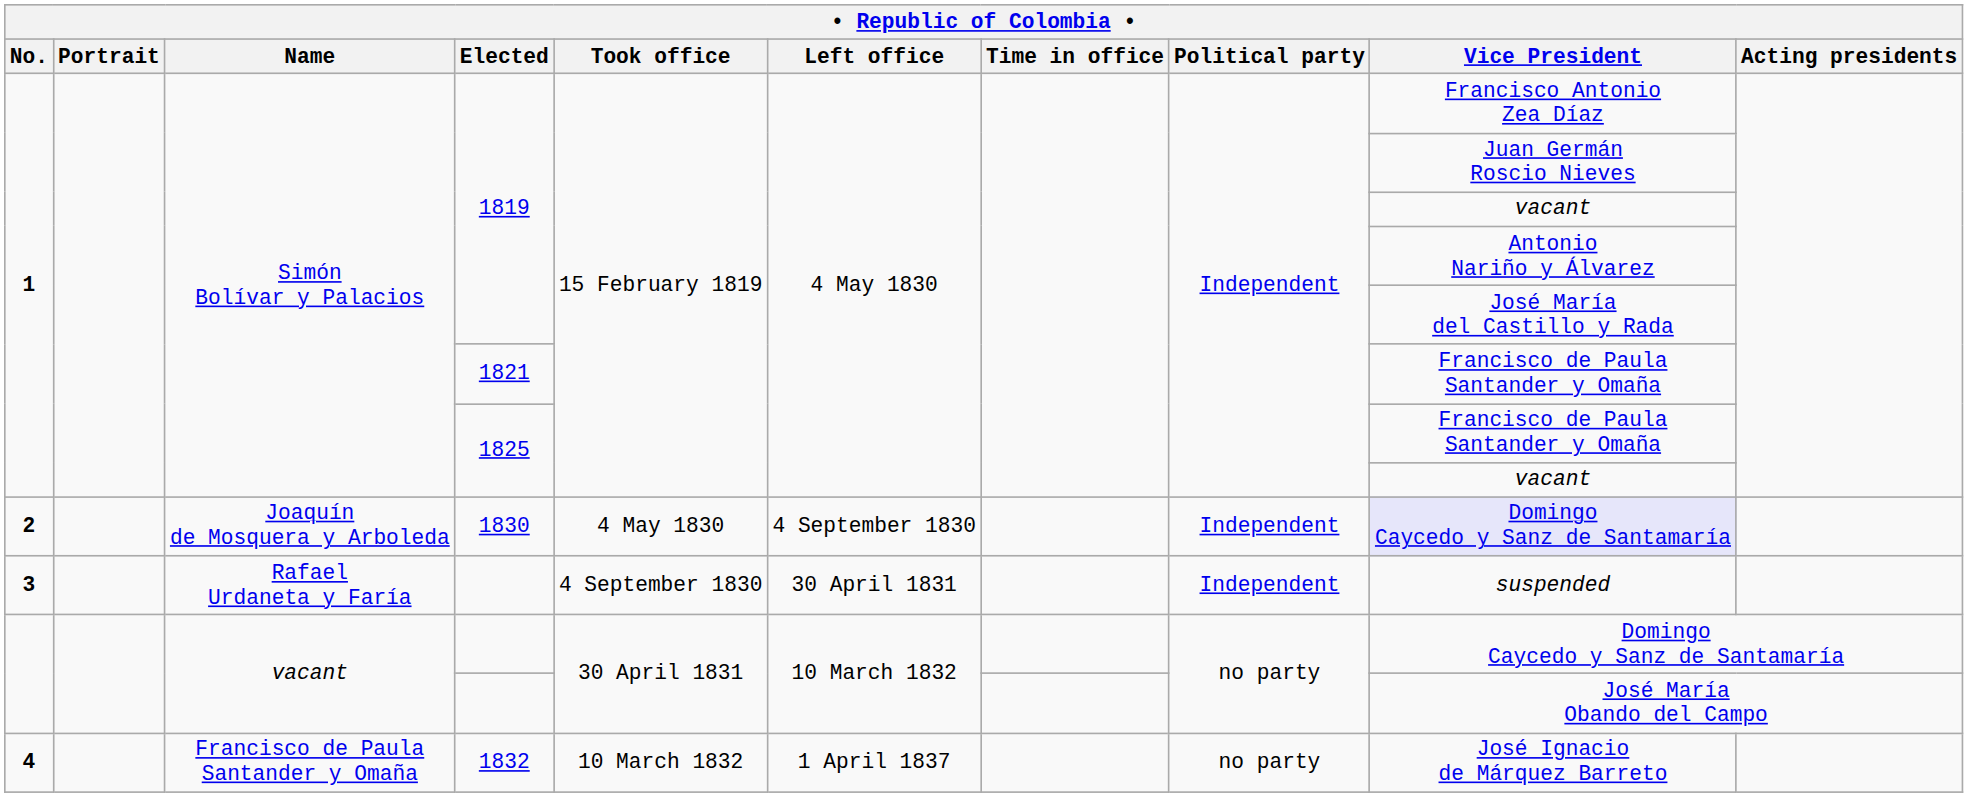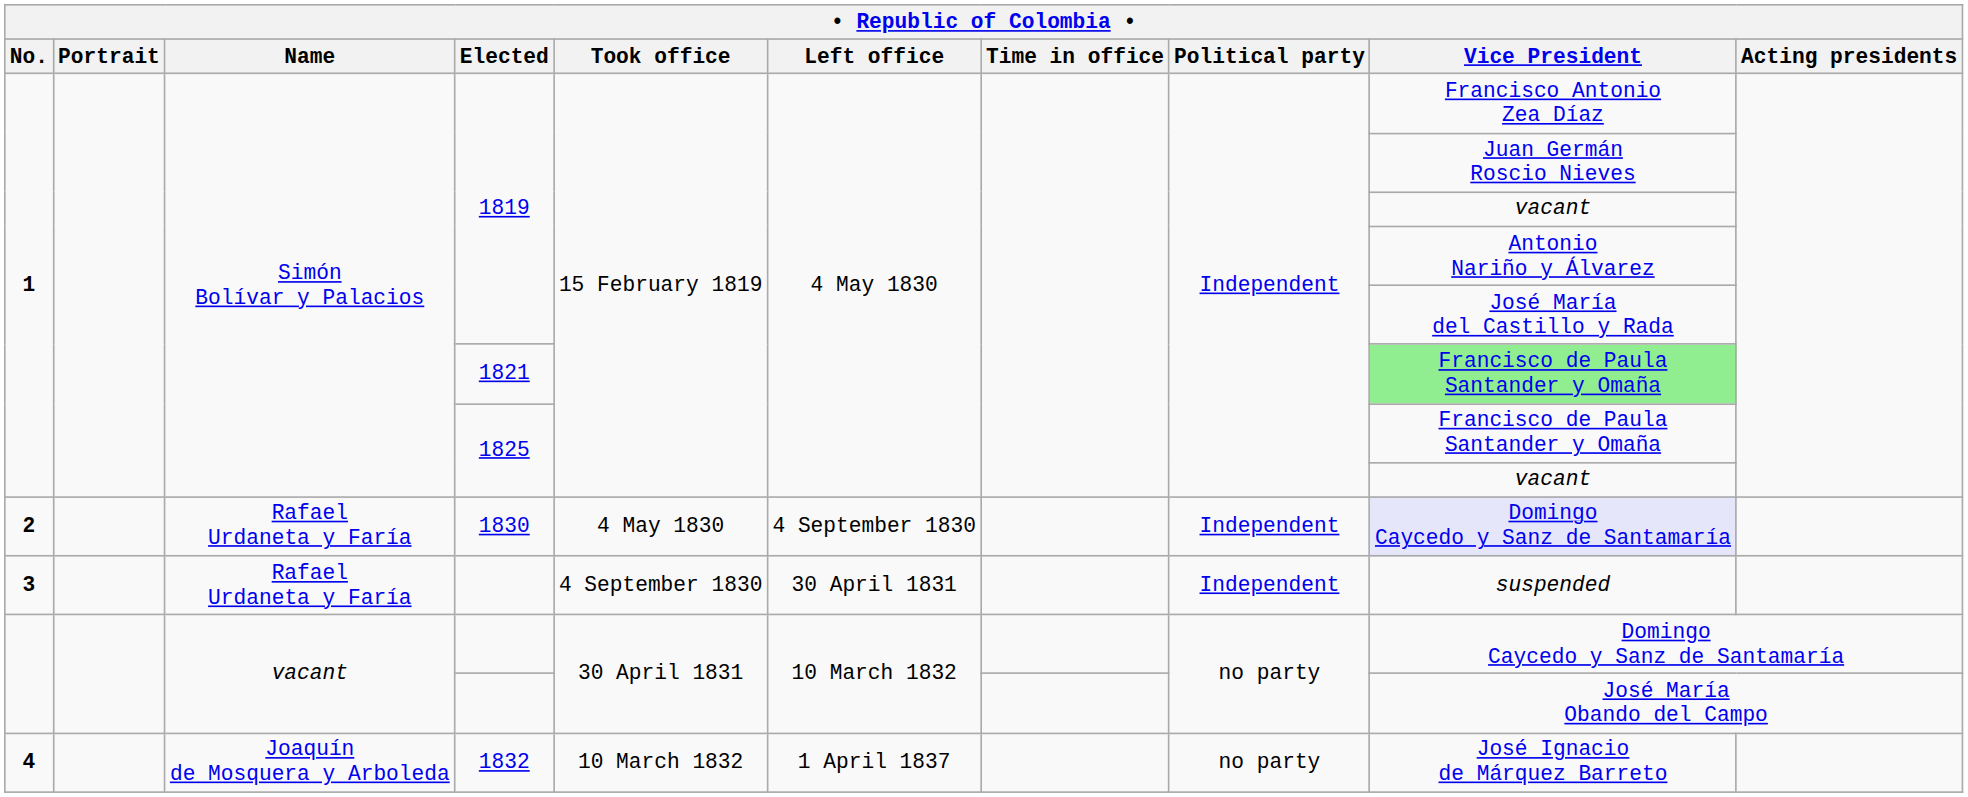(1553, 374) no background -> (1553, 374) lightgreen background
(310, 526) Joaquín de Mosquera y Arboleda -> (310, 526) Rafael Urdaneta y Faría
(310, 762) Francisco de Paula Santander y Omaña -> (310, 762) Joaquín de Mosquera y Arboleda
